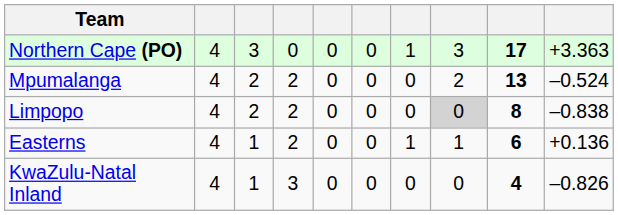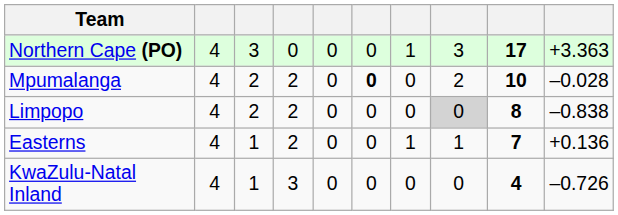(371, 81) normal -> (371, 81) bold
(516, 81) 13 -> (516, 81) 10
(579, 81) –0.524 -> (579, 81) –0.028
(516, 142) 6 -> (516, 142) 7
(579, 184) –0.826 -> (579, 184) –0.726
